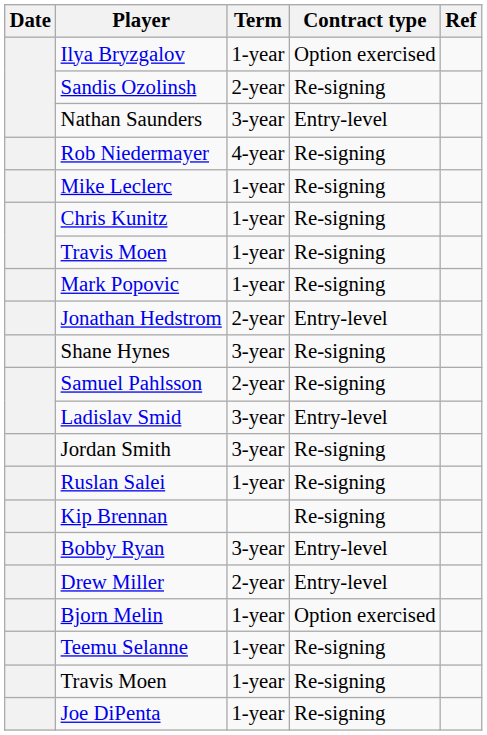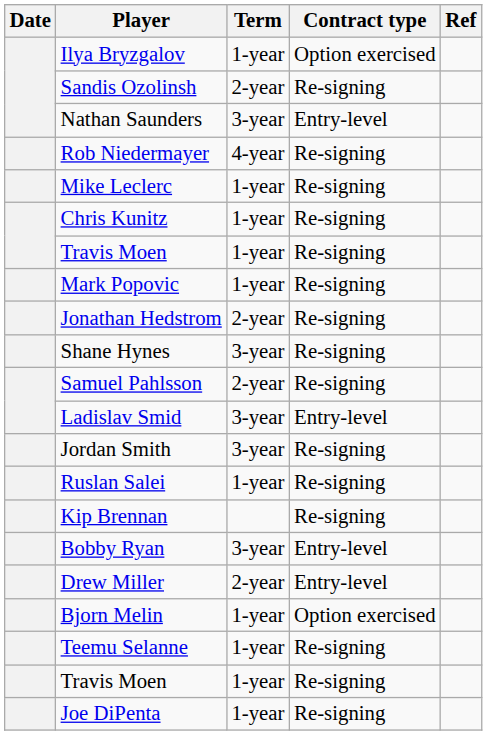(341, 317) Entry-level -> (340, 317) Re-signing
